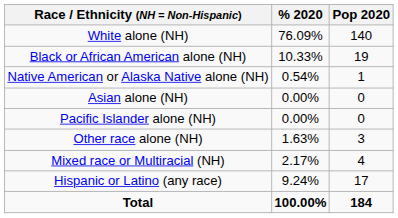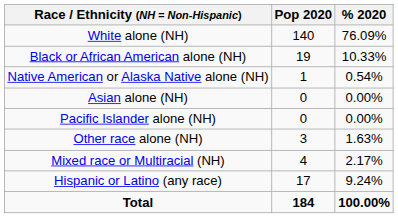columns swapped: (361, 14) <-> (300, 14)
